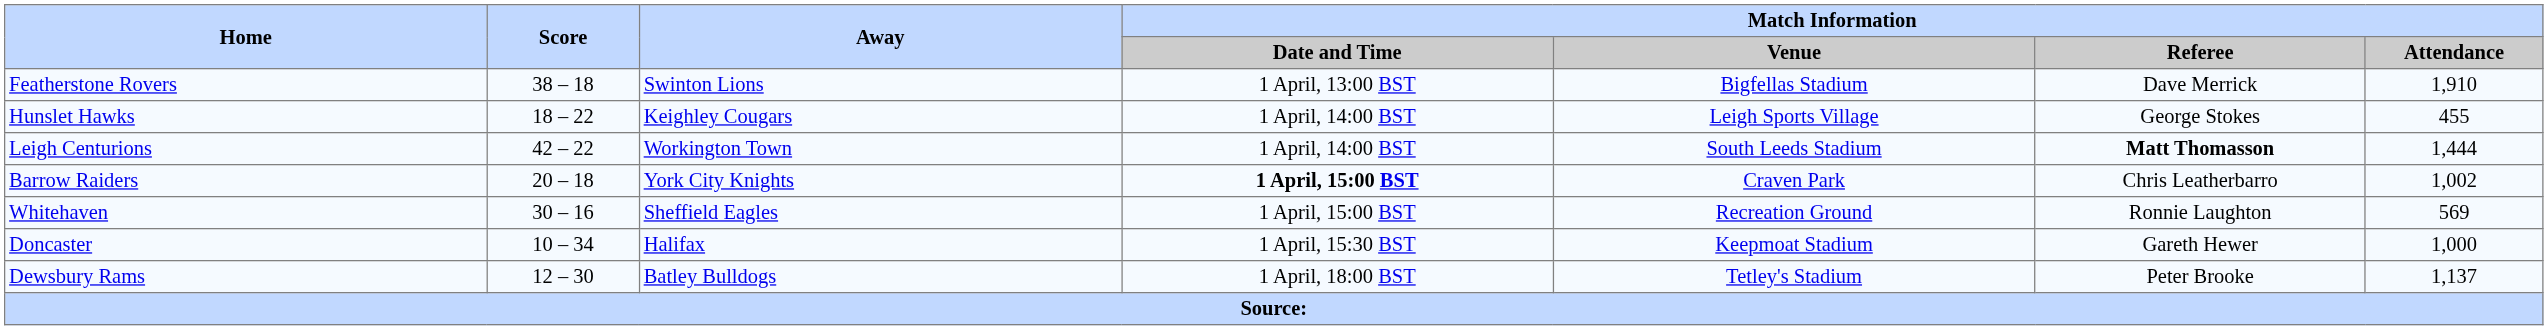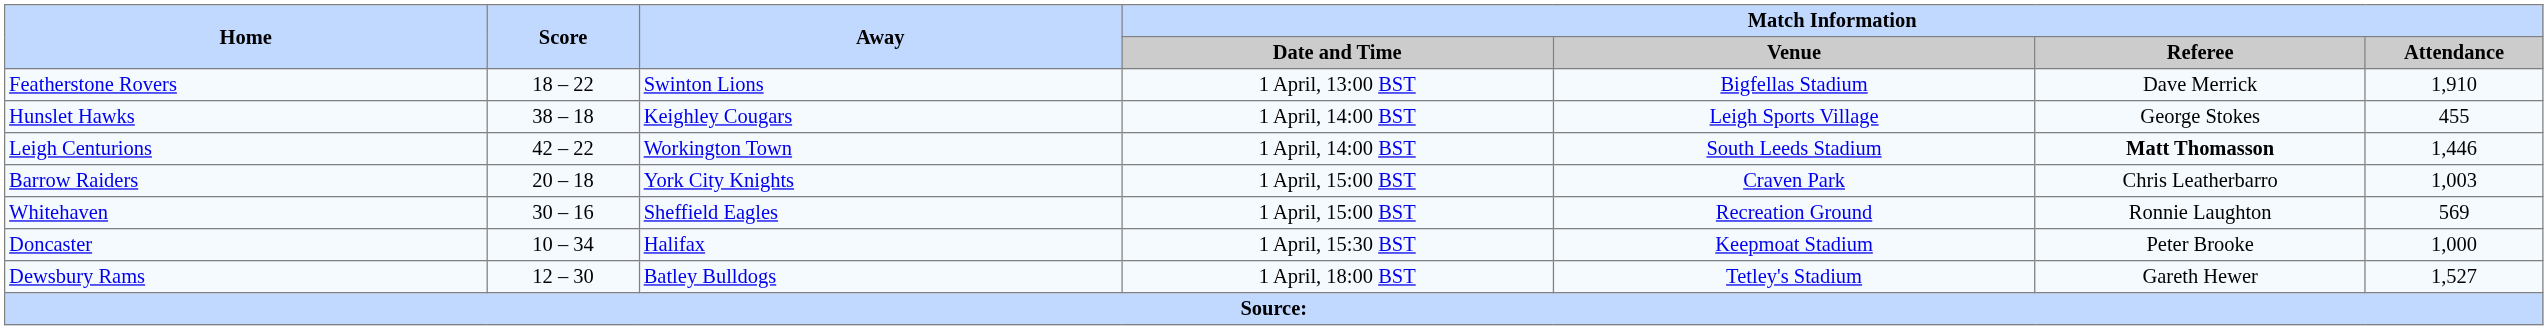(563, 84) 38 – 18 -> (563, 84) 18 – 22
(563, 116) 18 – 22 -> (563, 116) 38 – 18
(2454, 148) 1,444 -> (2454, 148) 1,446
(1337, 180) bold -> (1337, 180) normal
(2454, 180) 1,002 -> (2454, 180) 1,003
(2200, 244) Gareth Hewer -> (2200, 244) Peter Brooke
(2200, 276) Peter Brooke -> (2200, 276) Gareth Hewer
(2454, 276) 1,137 -> (2454, 276) 1,527
